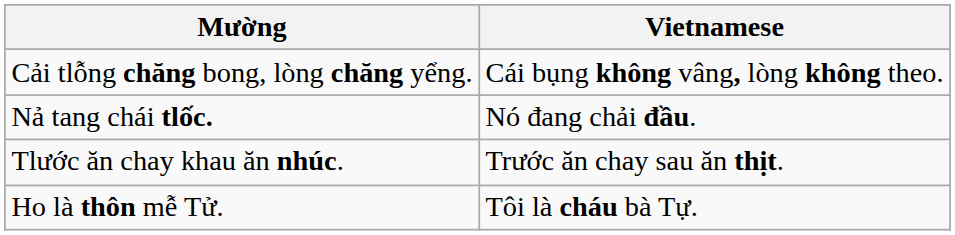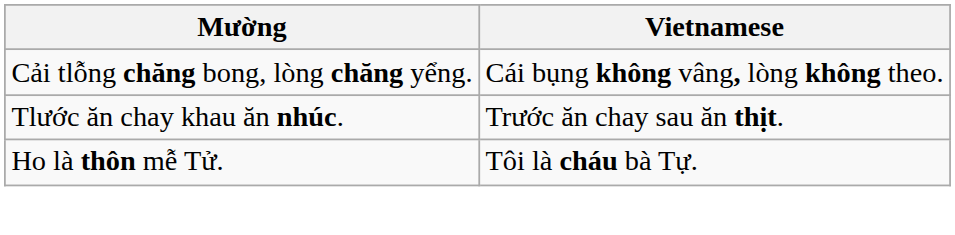- row: (112, 116)
